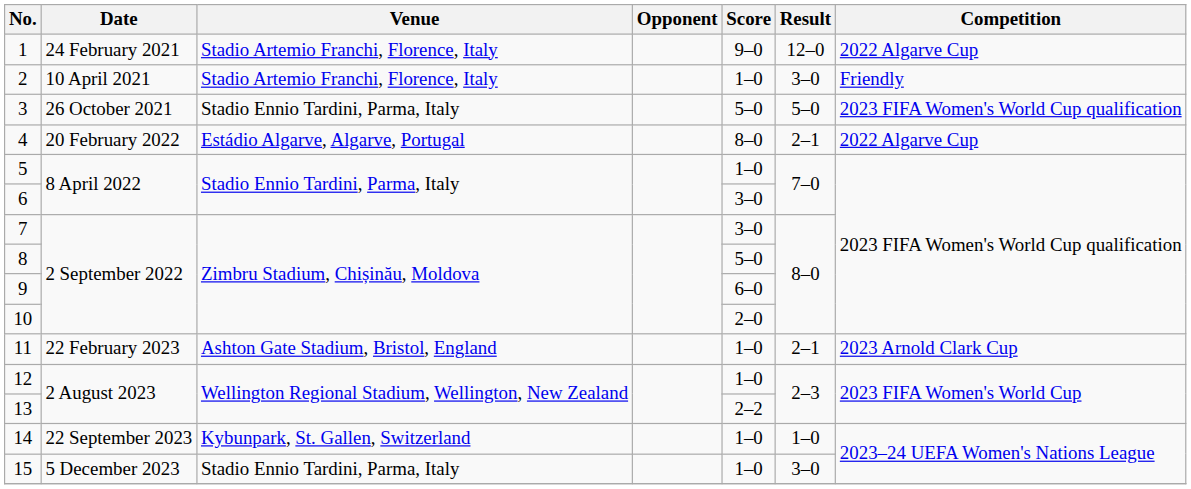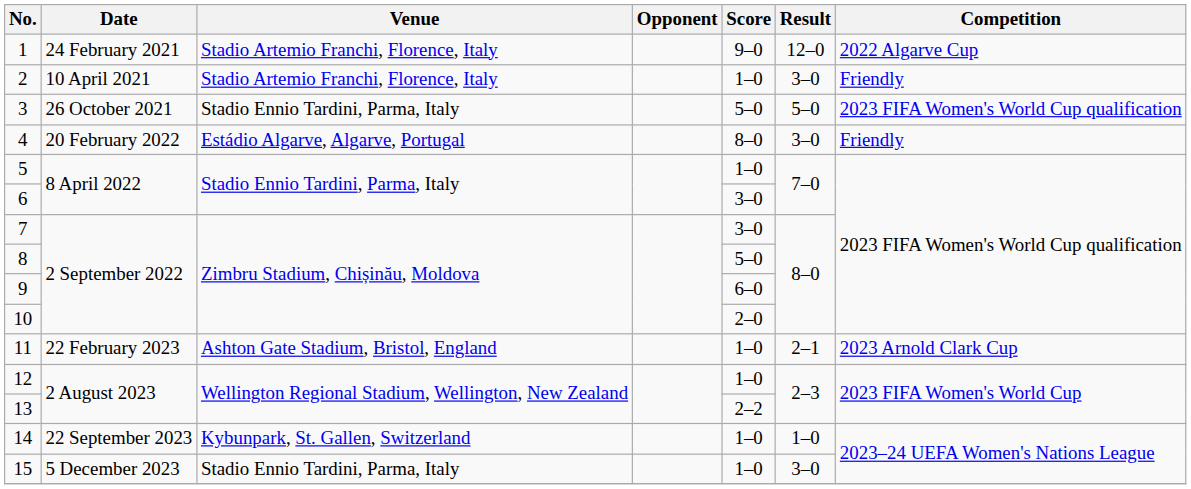(805, 139) 2–1 -> (805, 139) 3–0
(909, 139) 2022 Algarve Cup -> (872, 139) Friendly
